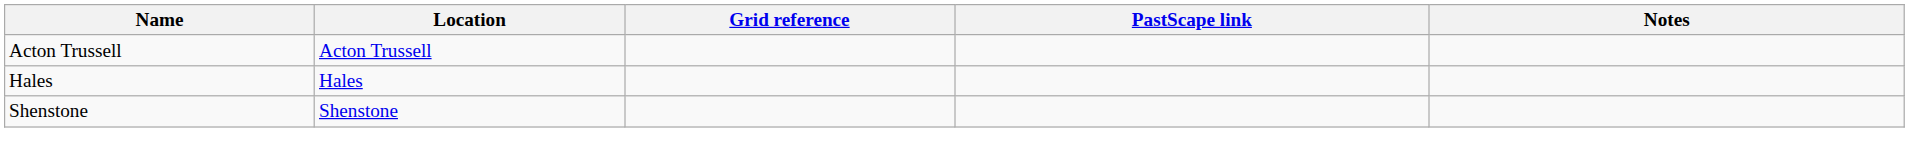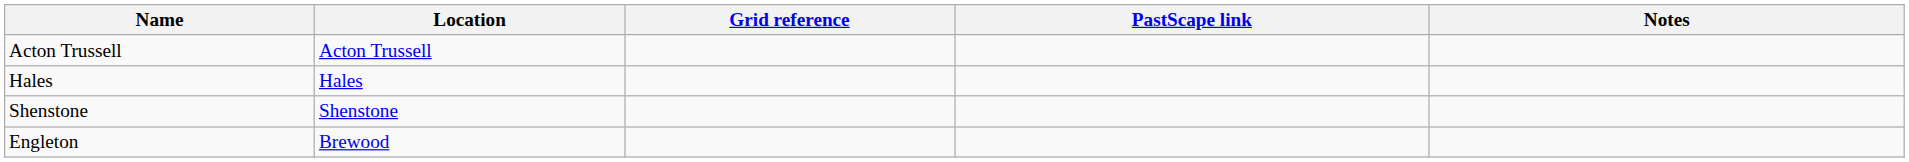+ row: (44, 141)
